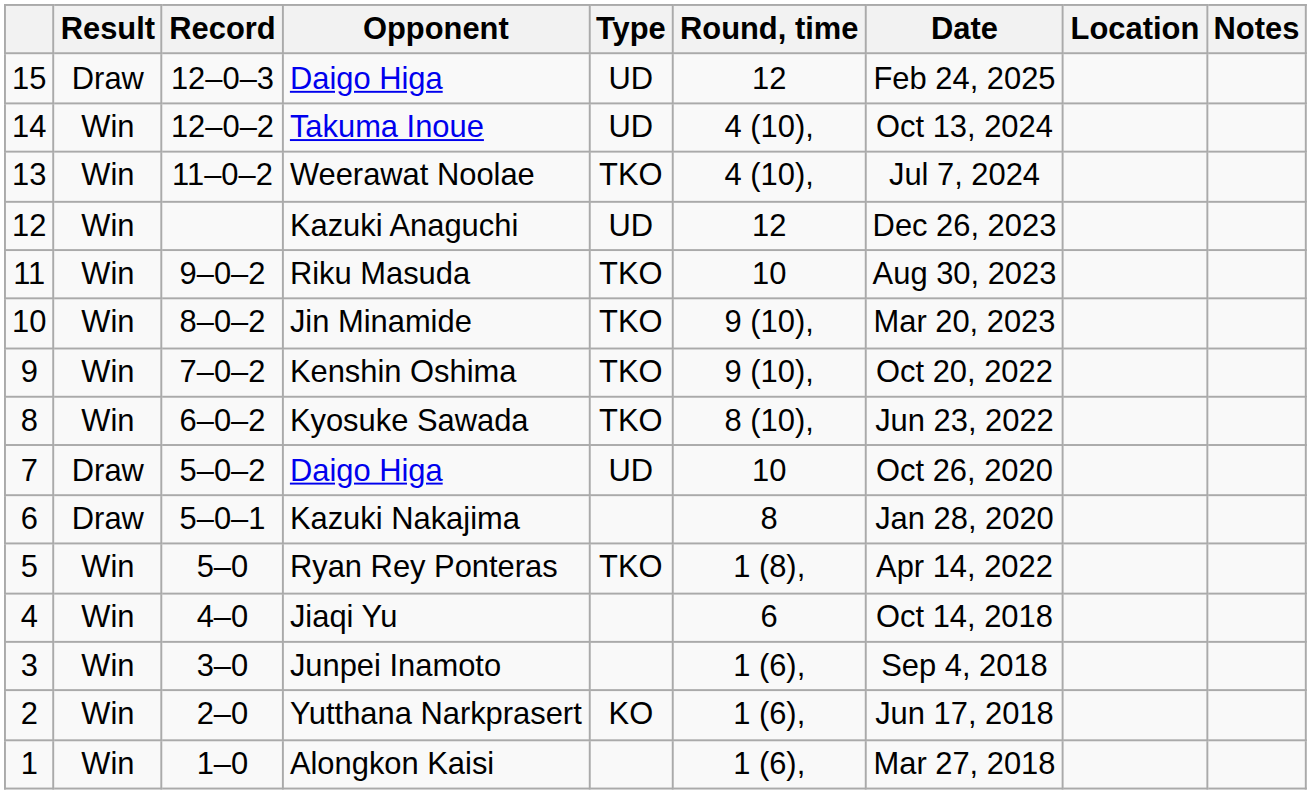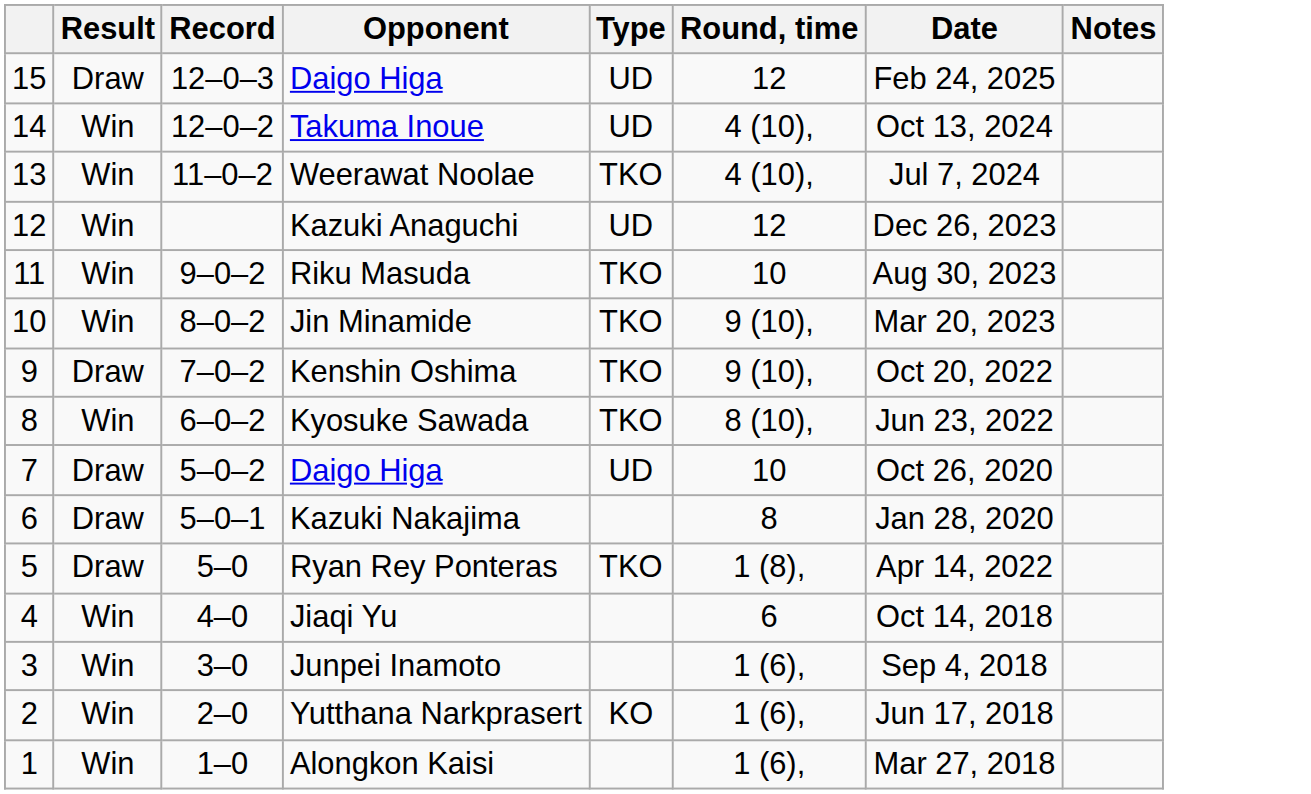- column: (1135, 28)
(108, 371) Win -> (108, 371) Draw
(108, 567) Win -> (108, 567) Draw
